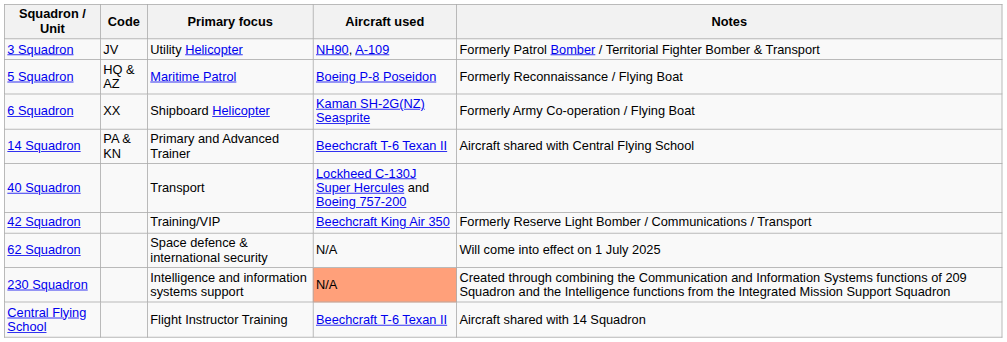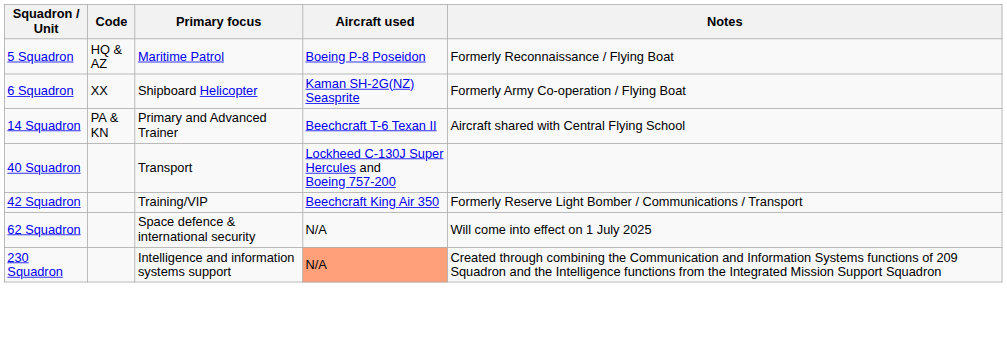- row: (40, 49)
- row: (47, 319)
